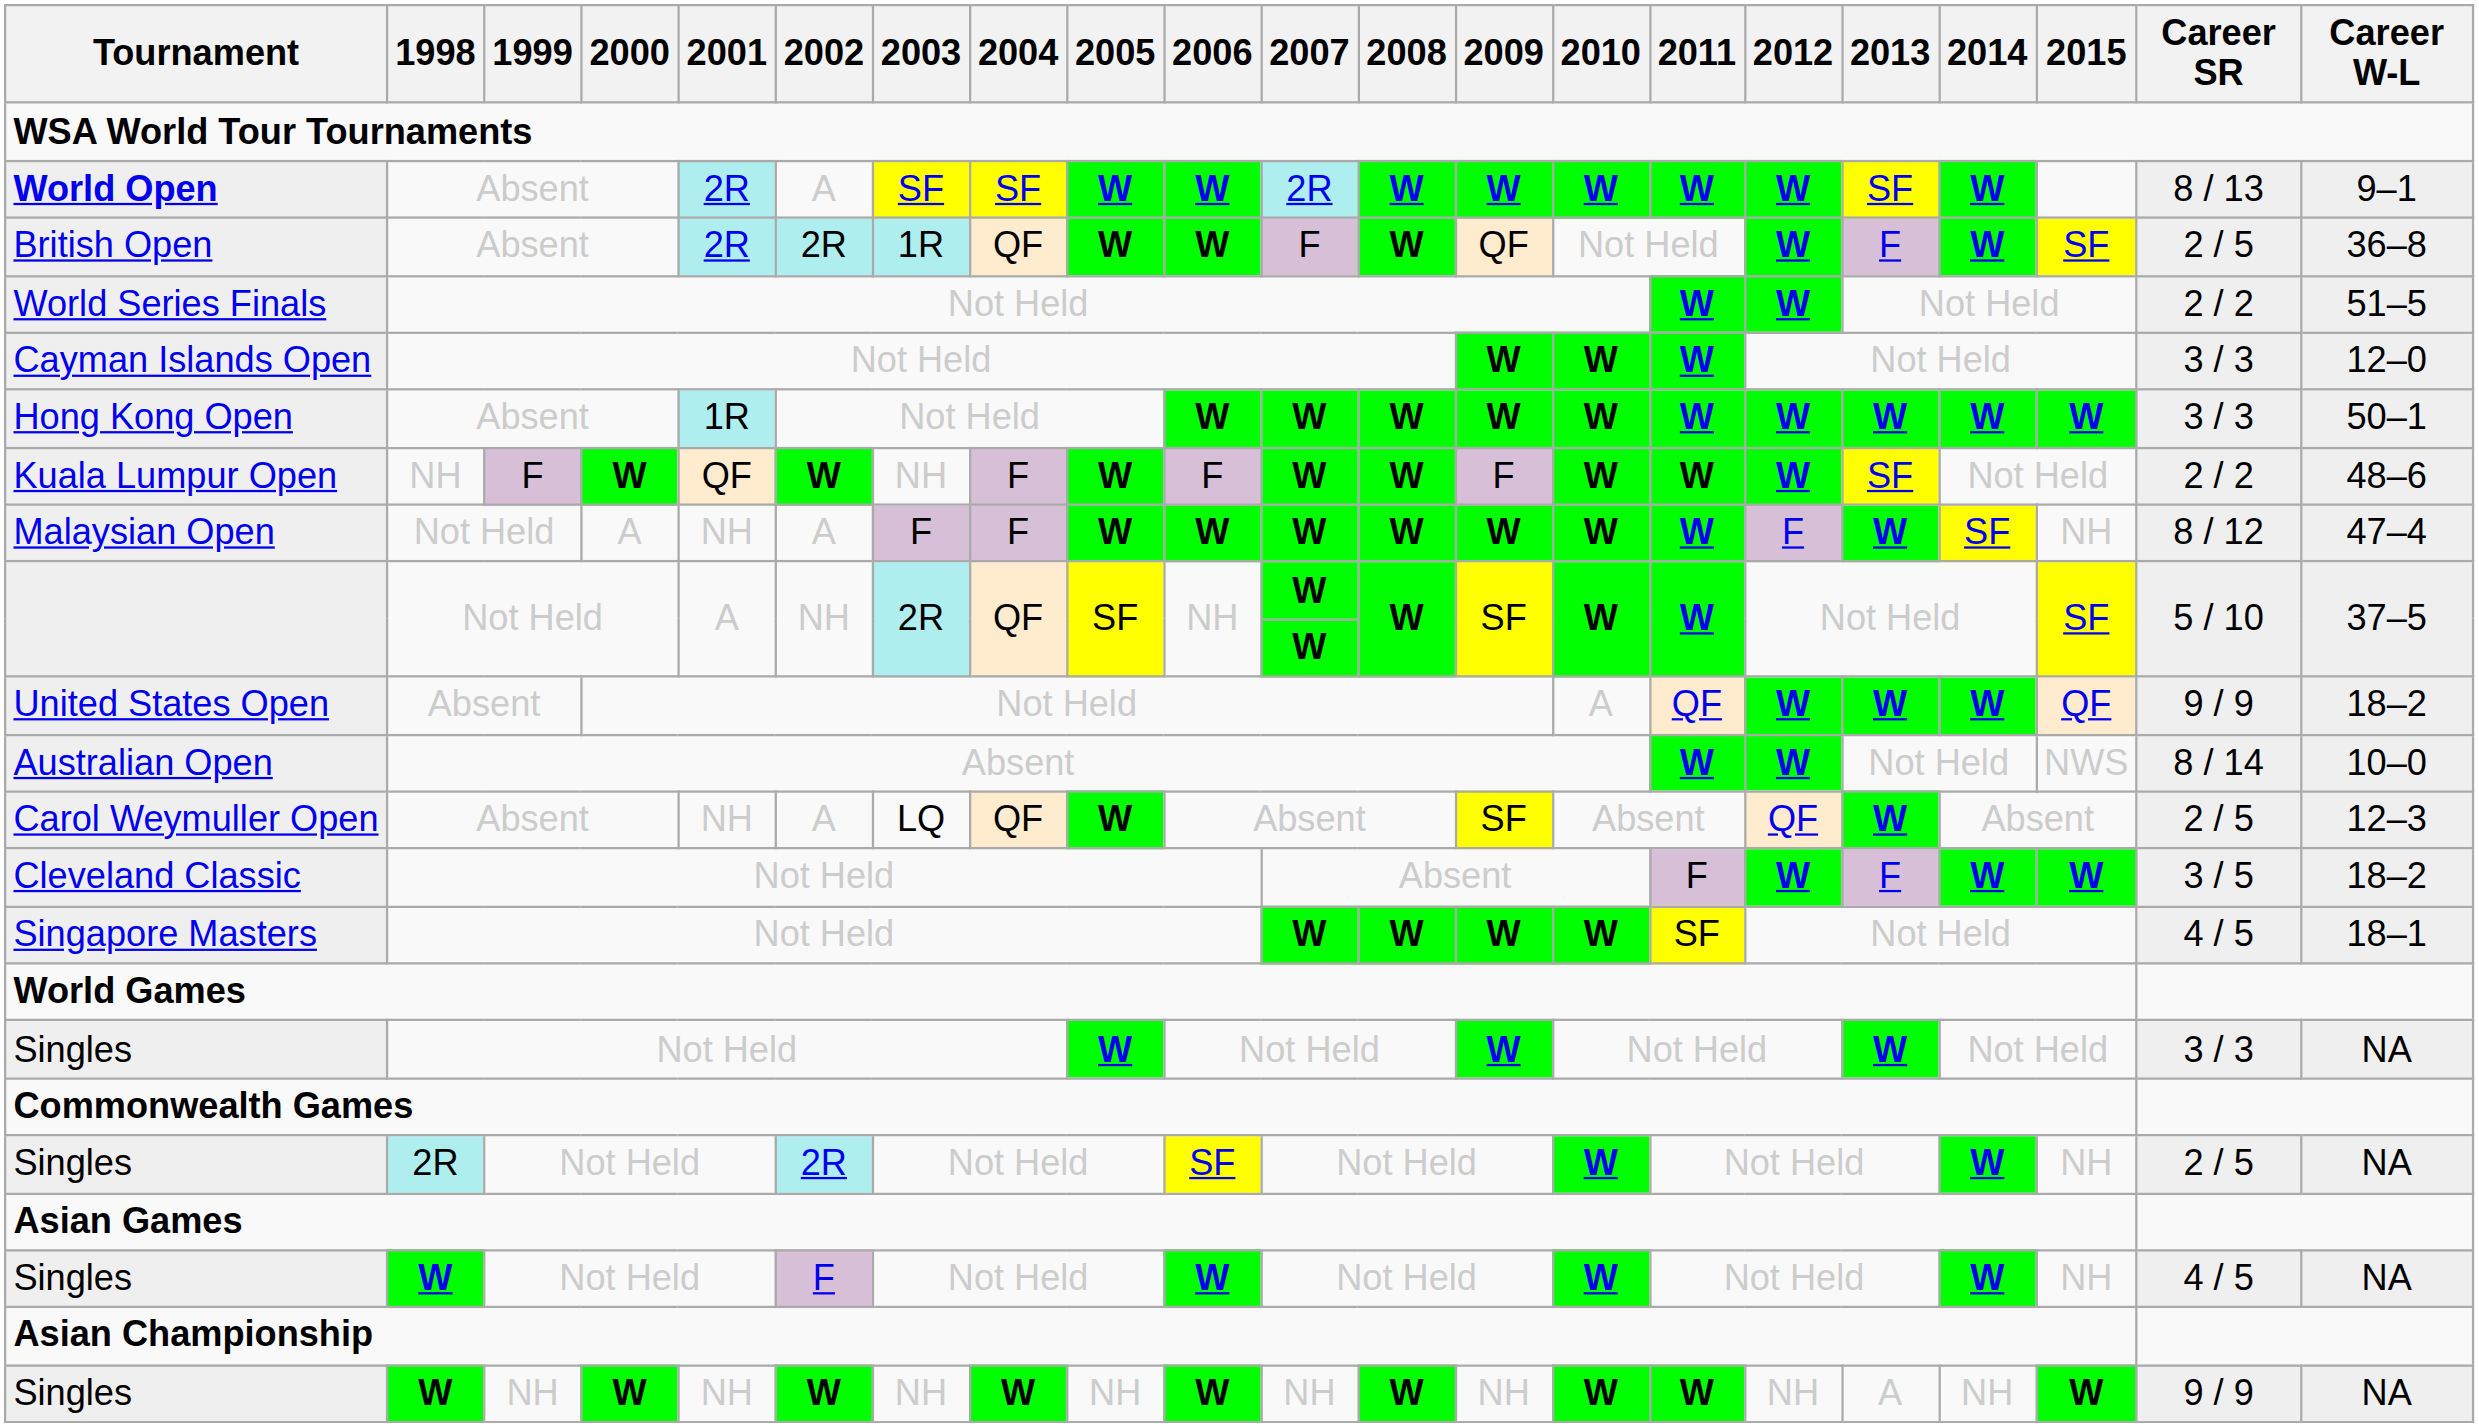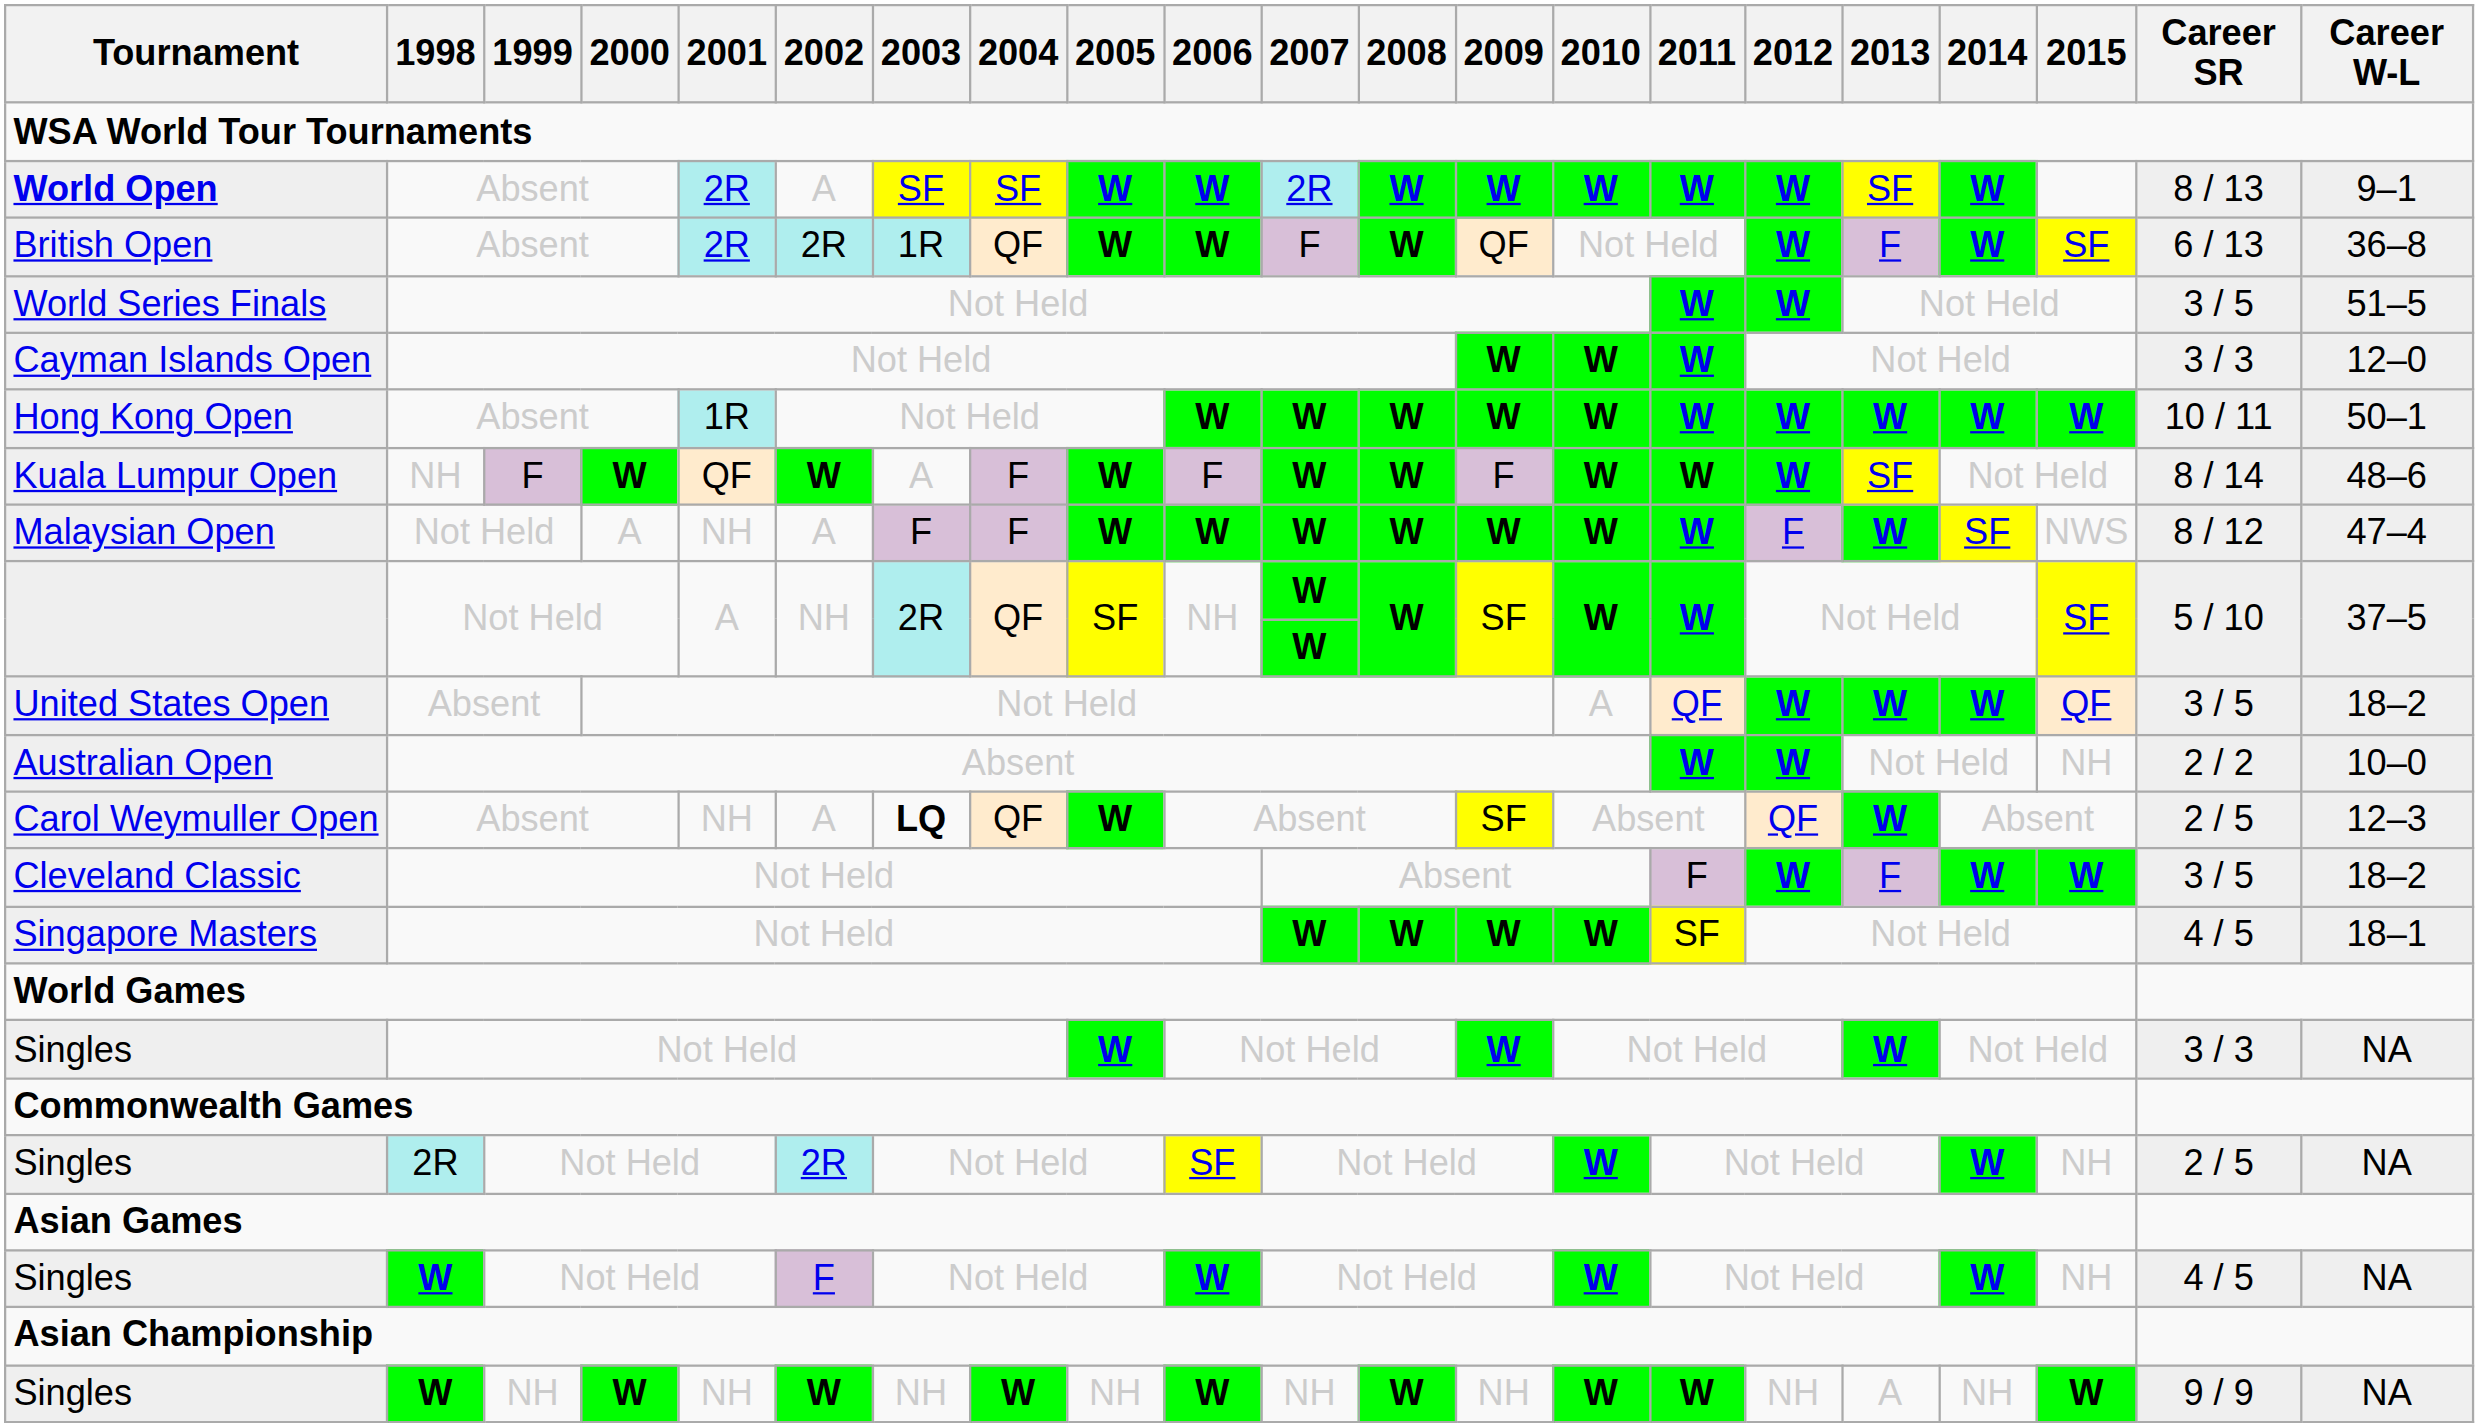(2219, 245) 2 / 5 -> (2219, 245) 6 / 13
(2219, 303) 2 / 2 -> (2219, 303) 3 / 5
(2219, 417) 3 / 3 -> (2219, 417) 10 / 11
(921, 475) NH -> (921, 475) A
(2219, 475) 2 / 2 -> (2219, 475) 8 / 14
(2086, 532) NH -> (2086, 532) NWS
(2219, 704) 9 / 9 -> (2219, 704) 3 / 5
(2086, 762) NWS -> (2086, 762) NH
(2219, 762) 8 / 14 -> (2219, 762) 2 / 2
(921, 819) normal -> (921, 819) bold
